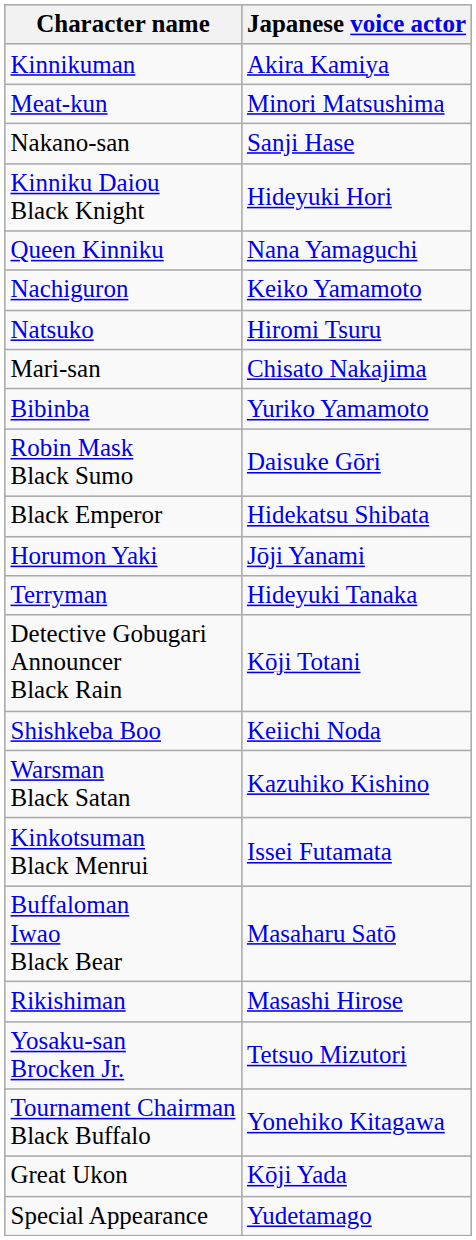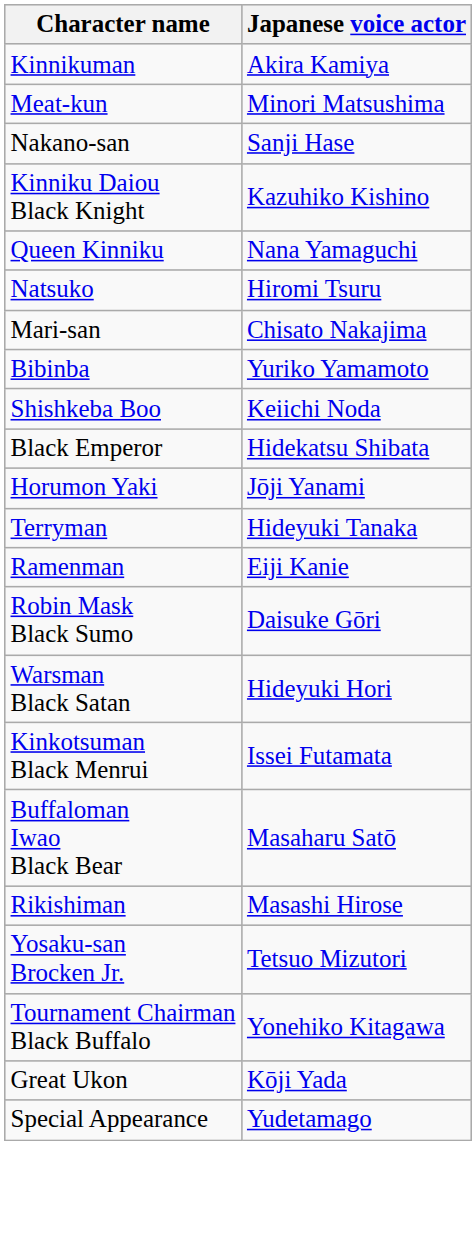(319, 196) Hideyuki Hori -> (338, 196) Kazuhiko Kishino
- row: (69, 289)
rows swapped: (86, 730) <-> (72, 462)
+ row: (67, 566)
- row: (109, 662)
(338, 784) Kazuhiko Kishino -> (319, 688) Hideyuki Hori
